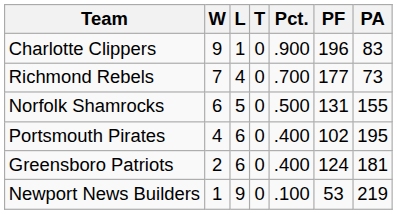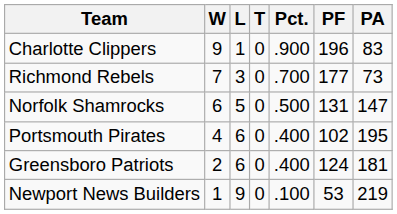(240, 77) 4 -> (240, 77) 3
(373, 106) 155 -> (373, 106) 147
